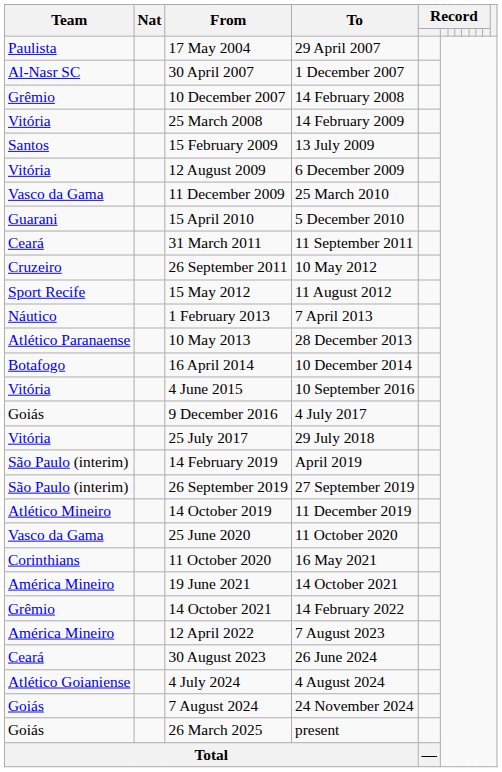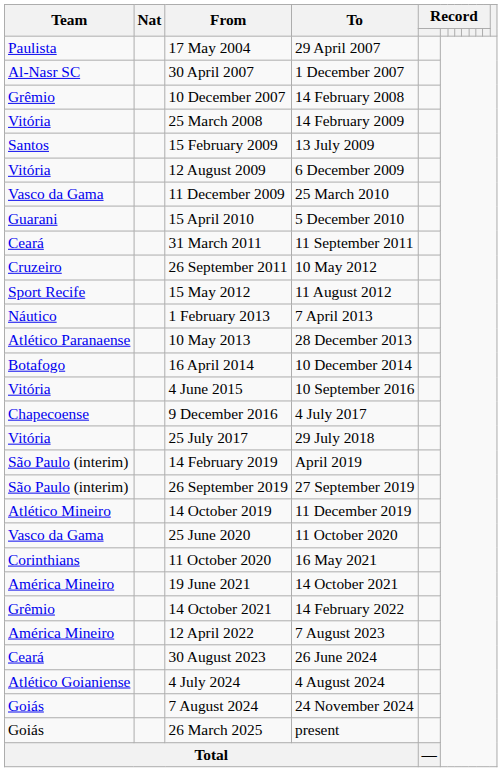(26, 413) Goiás -> (49, 413) Chapecoense
